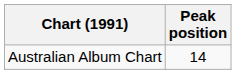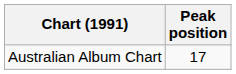(198, 57) 14 -> (198, 57) 17
